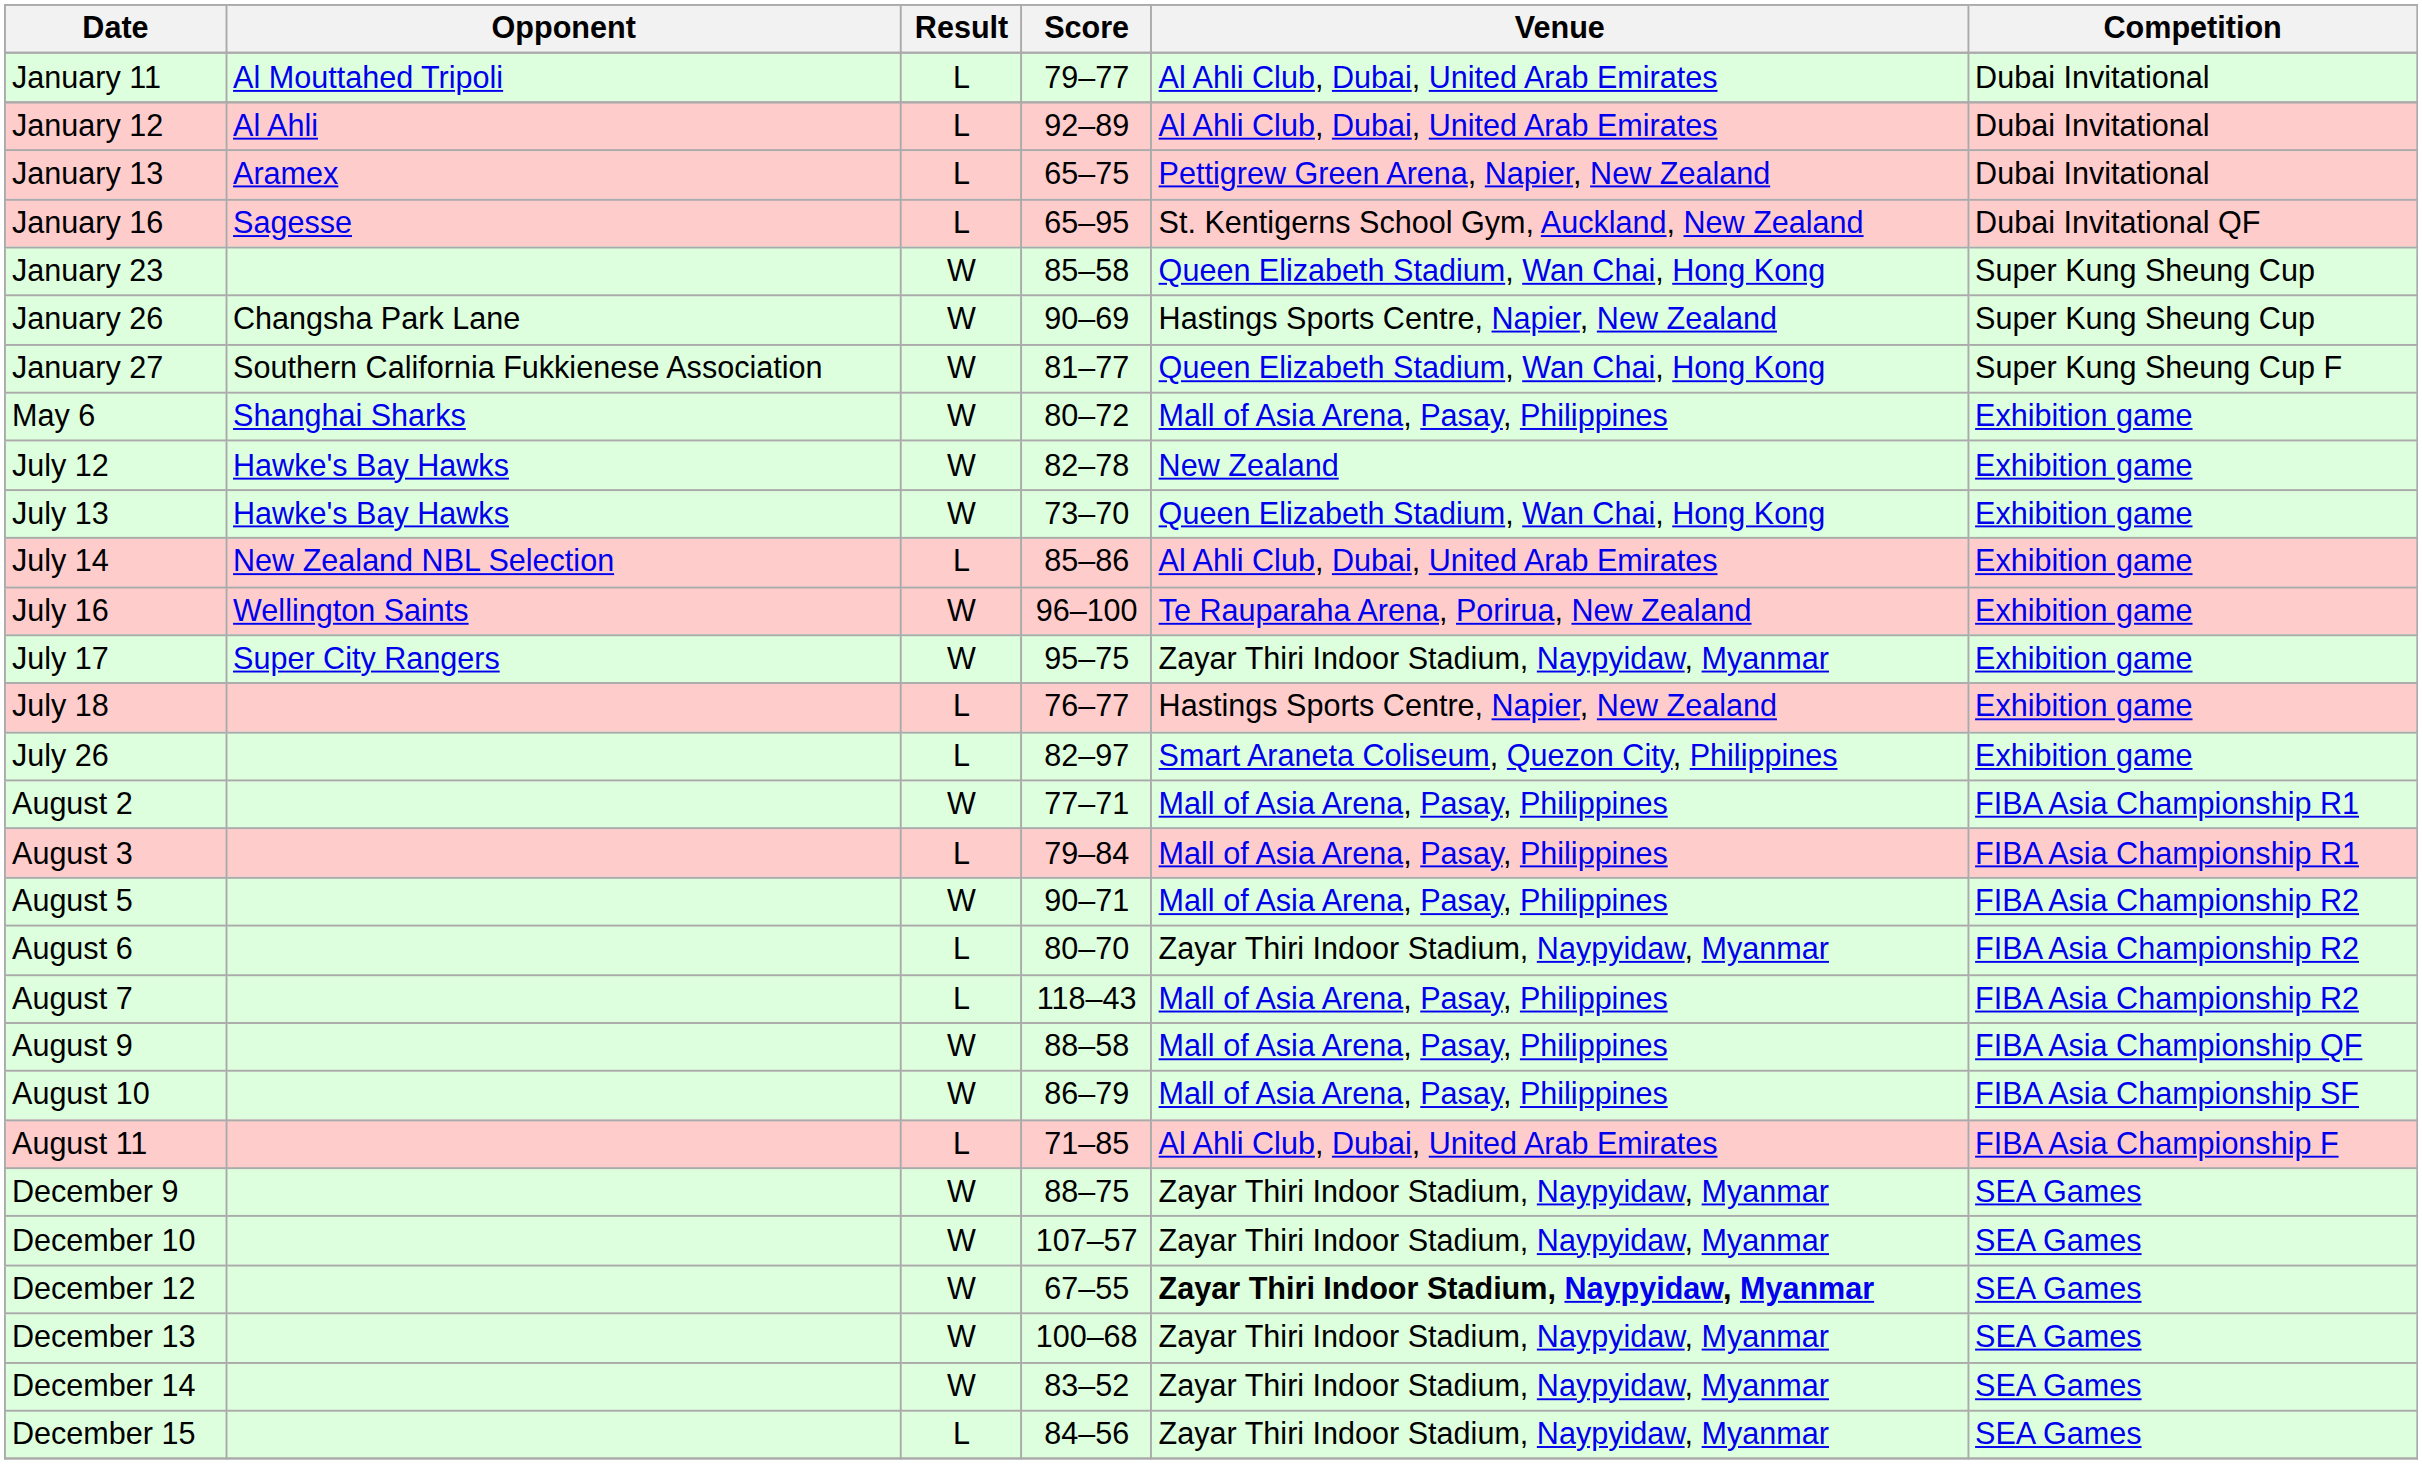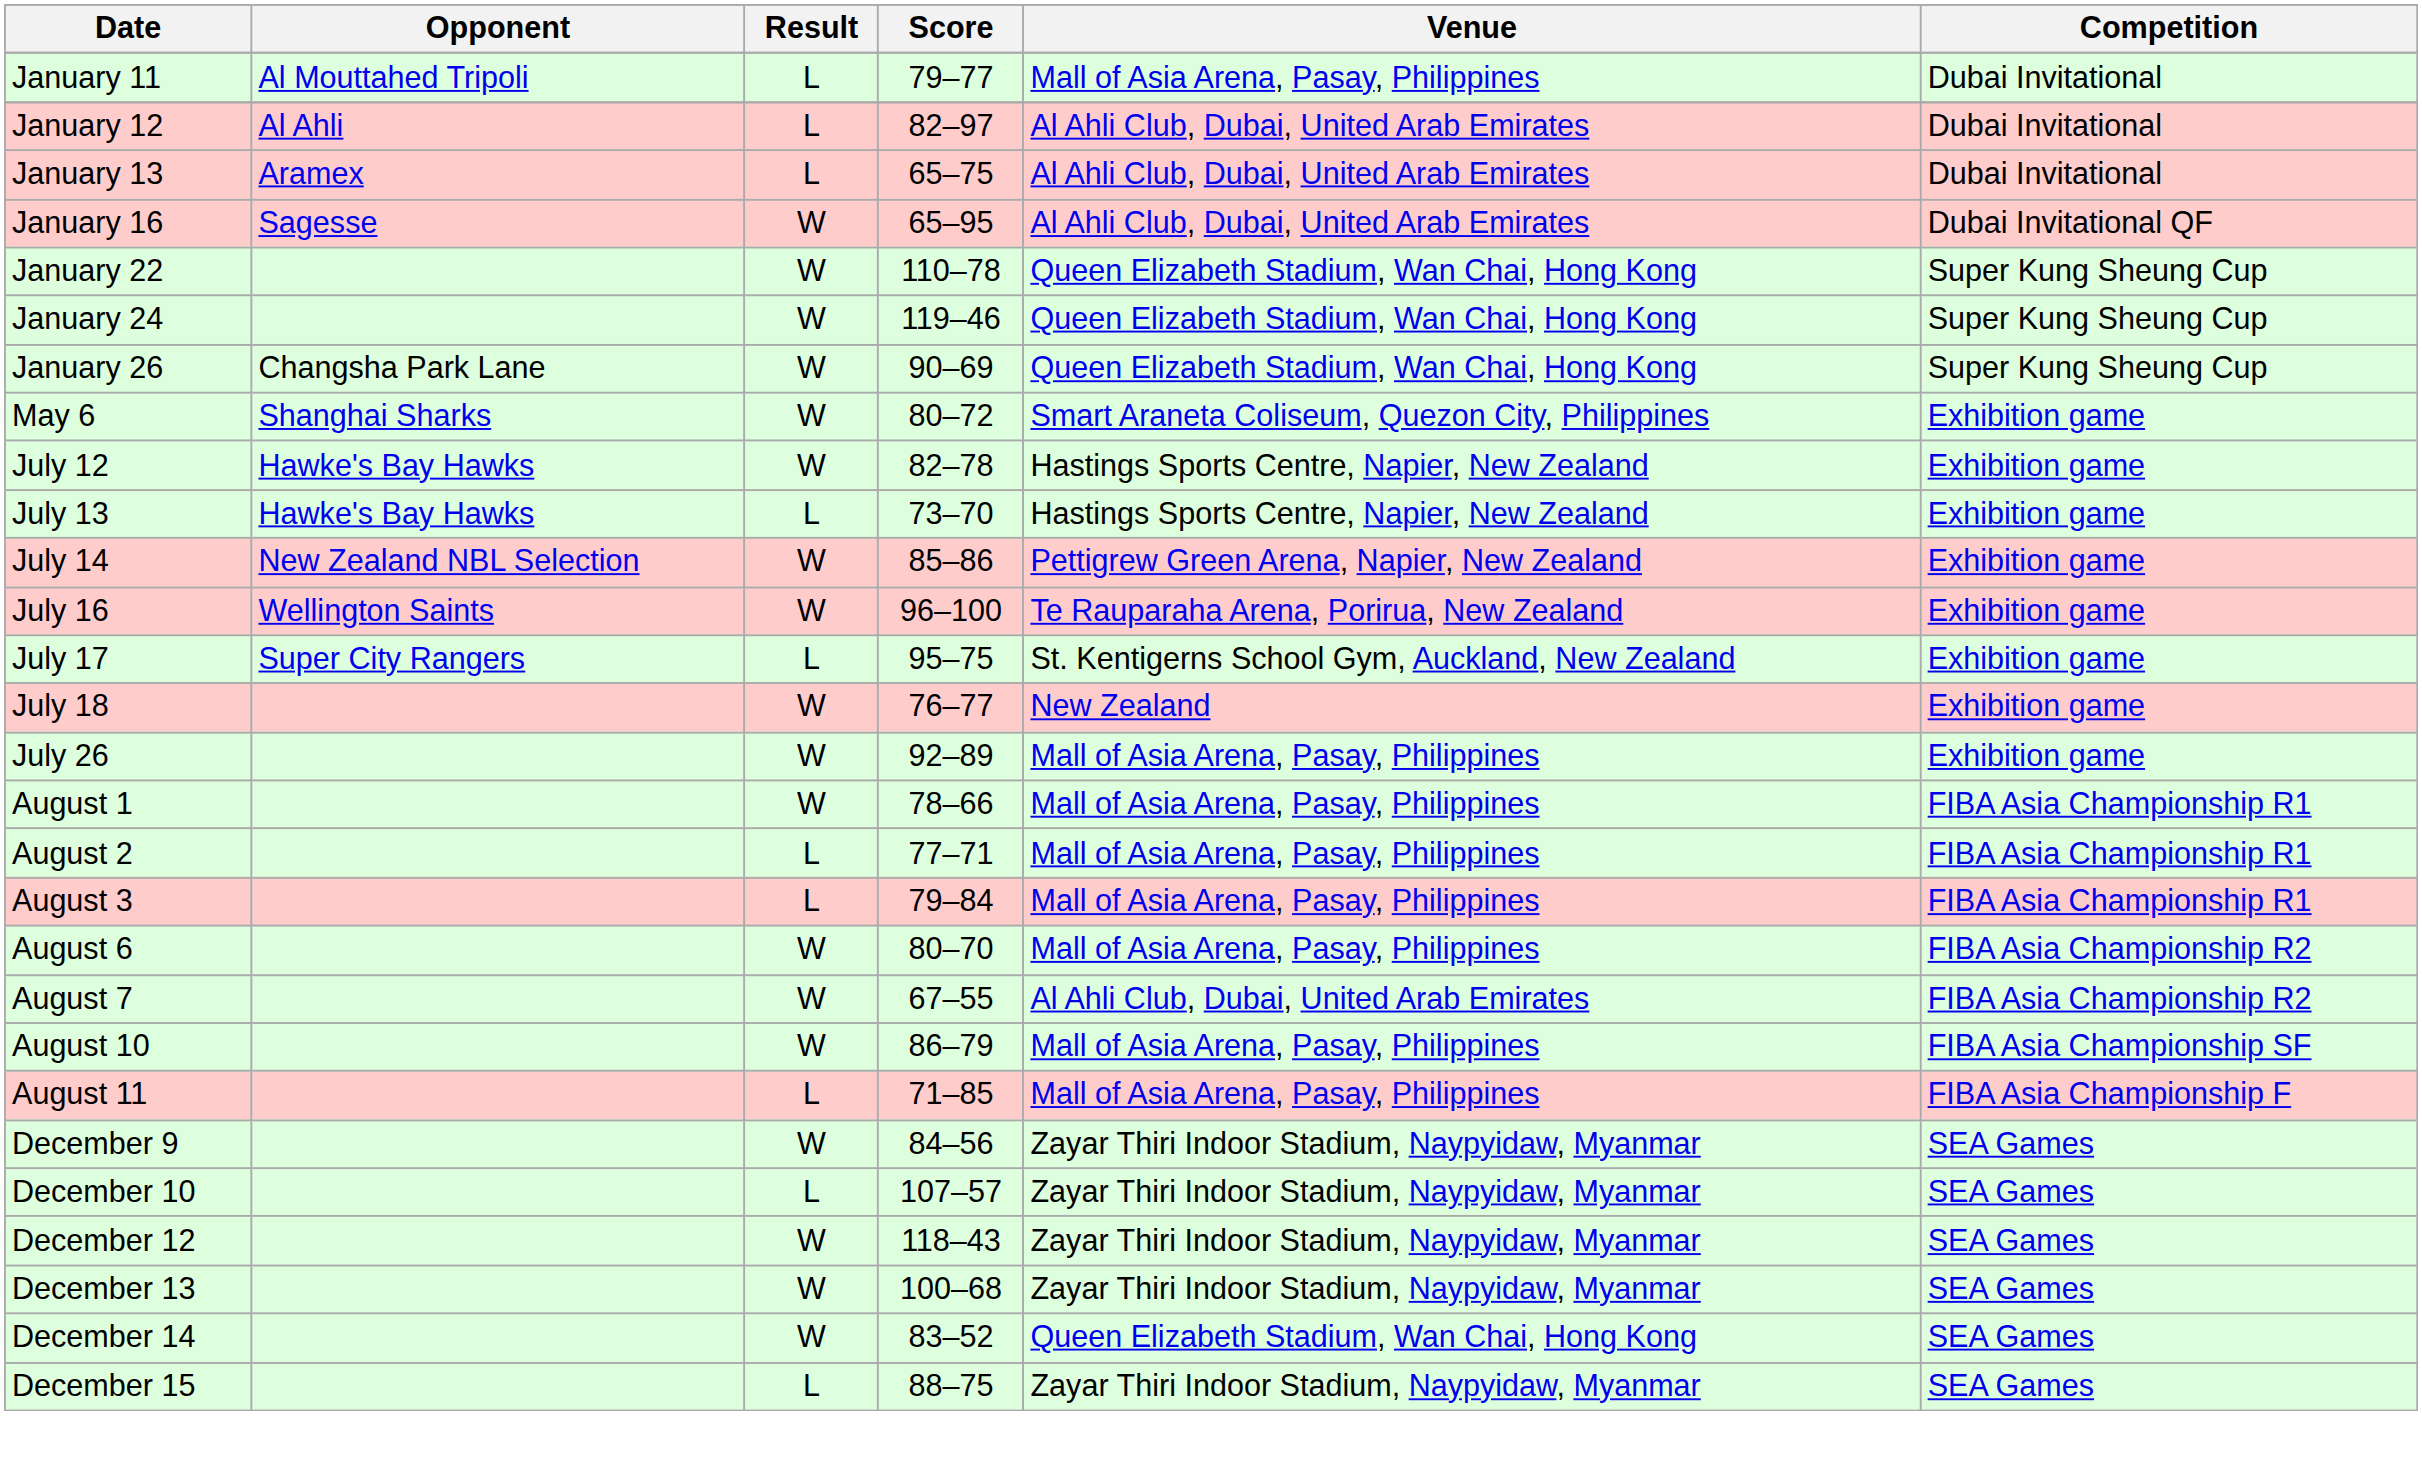(1438, 77) Al Ahli Club, Dubai, United Arab Emirates -> (1285, 77) Mall of Asia Arena, Pasay, Philippines
(1087, 125) 92–89 -> (951, 125) 82–97
(1464, 174) Pettigrew Green Arena, Napier, New Zealand -> (1310, 174) Al Ahli Club, Dubai, United Arab Emirates
(962, 222) L -> (812, 222) W
(1511, 222) St. Kentigerns School Gym, Auckland, New Zealand -> (1310, 222) Al Ahli Club, Dubai, United Arab Emirates
+ row: (88, 271)
- row: (88, 271)
+ row: (88, 319)
(1468, 319) Hastings Sports Centre, Napier, New Zealand -> (1364, 367) Queen Elizabeth Stadium, Wan Chai, Hong Kong
- row: (88, 367)
(1413, 416) Mall of Asia Arena, Pasay, Philippines -> (1370, 416) Smart Araneta Coliseum, Quezon City, Philippines
(1249, 464) New Zealand -> (1340, 464) Hastings Sports Centre, Napier, New Zealand
(962, 513) W -> (812, 513) L
(1492, 513) Queen Elizabeth Stadium, Wan Chai, Hong Kong -> (1340, 513) Hastings Sports Centre, Napier, New Zealand
(962, 561) L -> (812, 561) W
(1438, 561) Al Ahli Club, Dubai, United Arab Emirates -> (1336, 561) Pettigrew Green Arena, Napier, New Zealand
(962, 658) W -> (812, 658) L
(1494, 658) Zayar Thiri Indoor Stadium, Naypyidaw, Myanmar -> (1383, 658) St. Kentigerns School Gym, Auckland, New Zealand
(962, 707) L -> (812, 707) W
(1468, 707) Hastings Sports Centre, Napier, New Zealand -> (1120, 707) New Zealand
(962, 755) L -> (812, 755) W
(1087, 755) 82–97 -> (951, 755) 92–89
(1498, 755) Smart Araneta Coliseum, Quezon City, Philippines -> (1285, 755) Mall of Asia Arena, Pasay, Philippines
+ row: (72, 804)
(962, 804) W -> (812, 852) L
- row: (72, 901)
(962, 949) L -> (812, 949) W
(1494, 949) Zayar Thiri Indoor Stadium, Naypyidaw, Myanmar -> (1285, 949) Mall of Asia Arena, Pasay, Philippines
(962, 998) L -> (812, 998) W
(1087, 998) 118–43 -> (951, 998) 67–55
(1413, 998) Mall of Asia Arena, Pasay, Philippines -> (1310, 998) Al Ahli Club, Dubai, United Arab Emirates
- row: (72, 1046)
(1438, 1143) Al Ahli Club, Dubai, United Arab Emirates -> (1285, 1094) Mall of Asia Arena, Pasay, Philippines
(1087, 1191) 88–75 -> (951, 1143) 84–56
(962, 1240) W -> (812, 1191) L
(1087, 1288) 67–55 -> (951, 1240) 118–43
(1516, 1288) bold -> (1366, 1240) normal
(1494, 1385) Zayar Thiri Indoor Stadium, Naypyidaw, Myanmar -> (1364, 1337) Queen Elizabeth Stadium, Wan Chai, Hong Kong
(1087, 1434) 84–56 -> (951, 1385) 88–75
